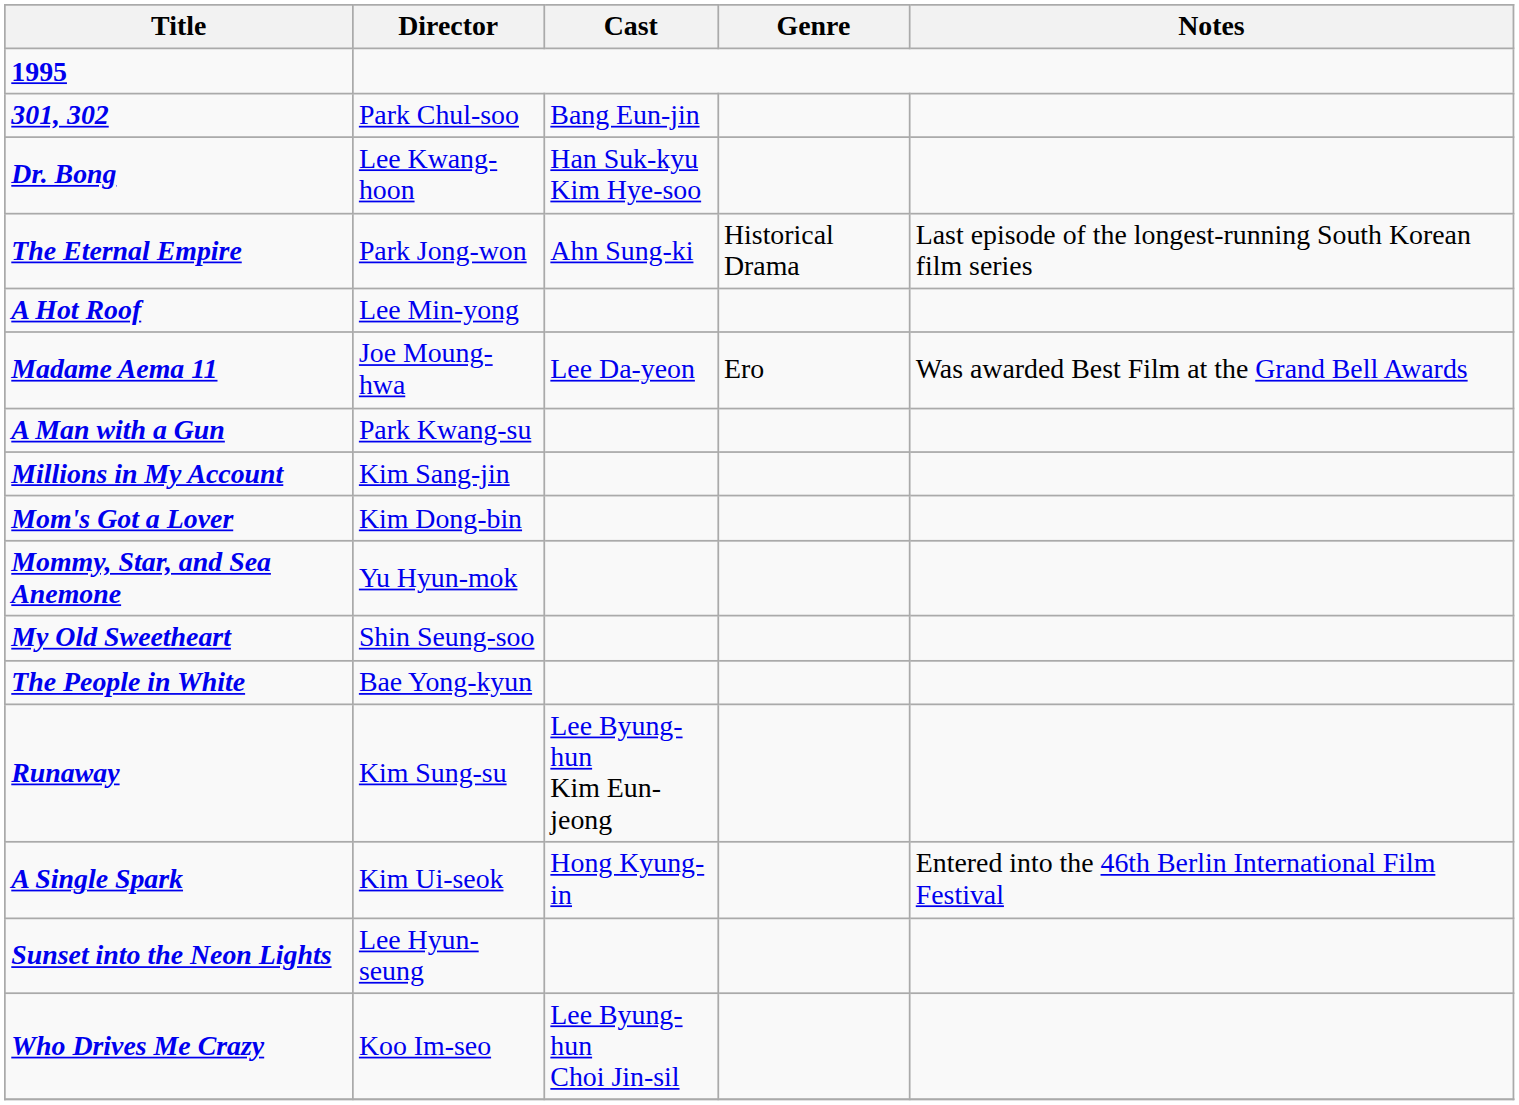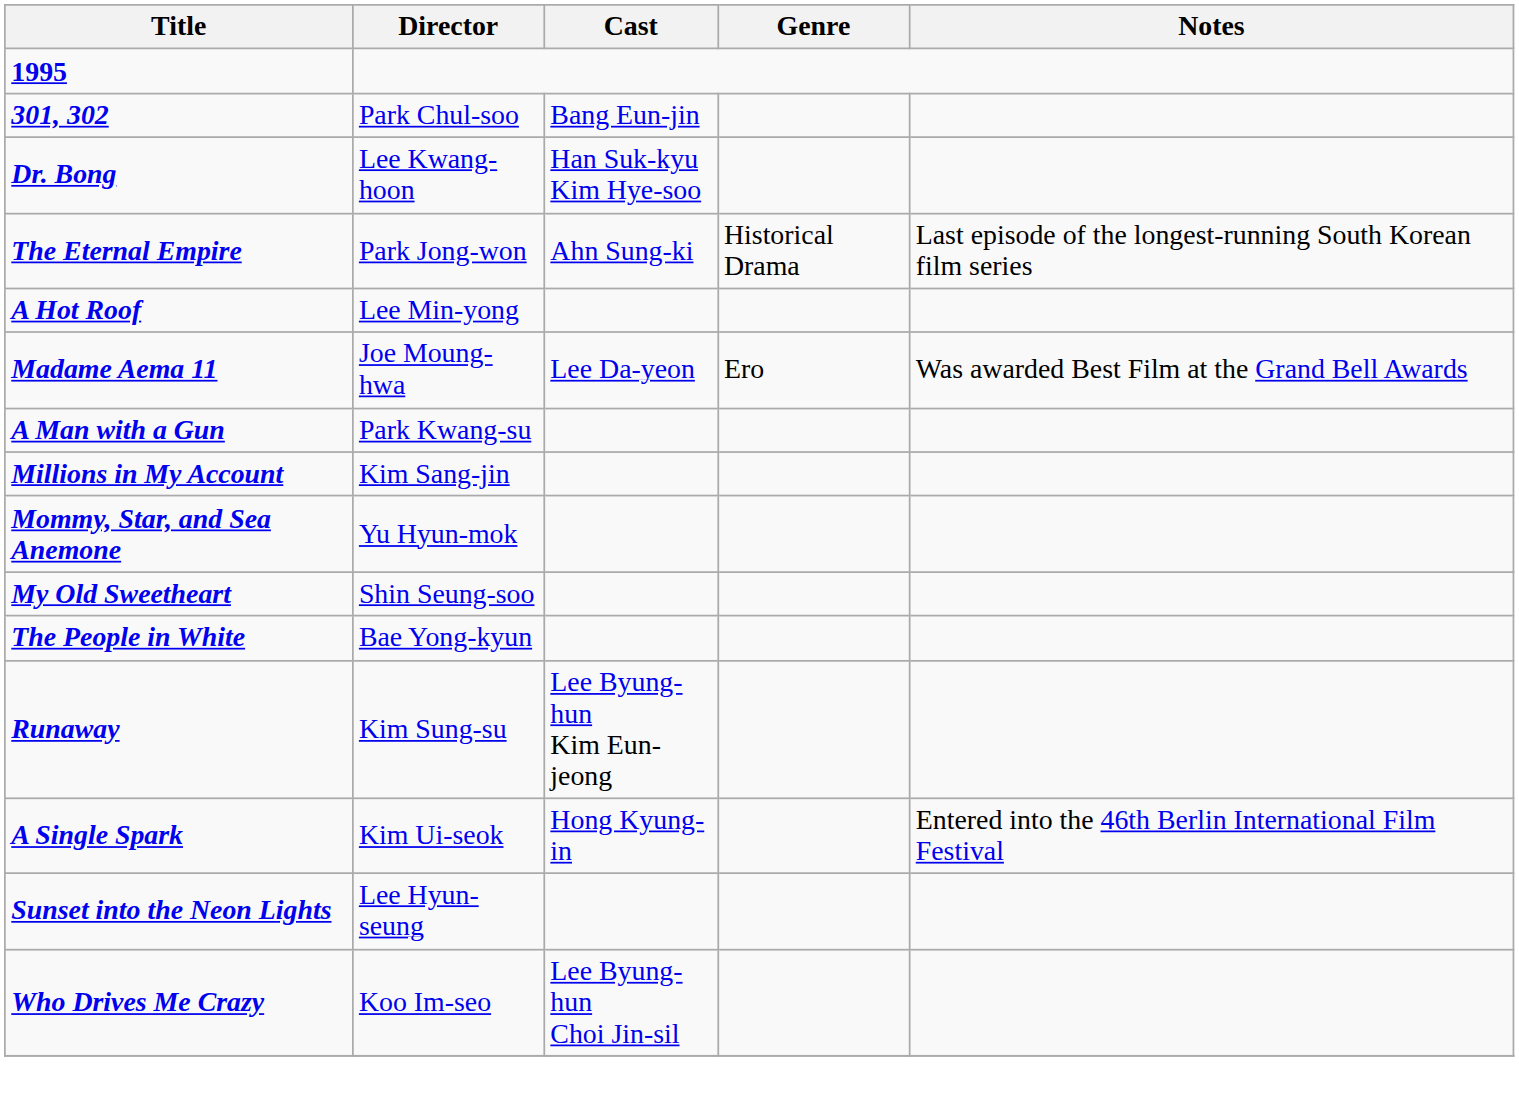- row: (122, 517)
